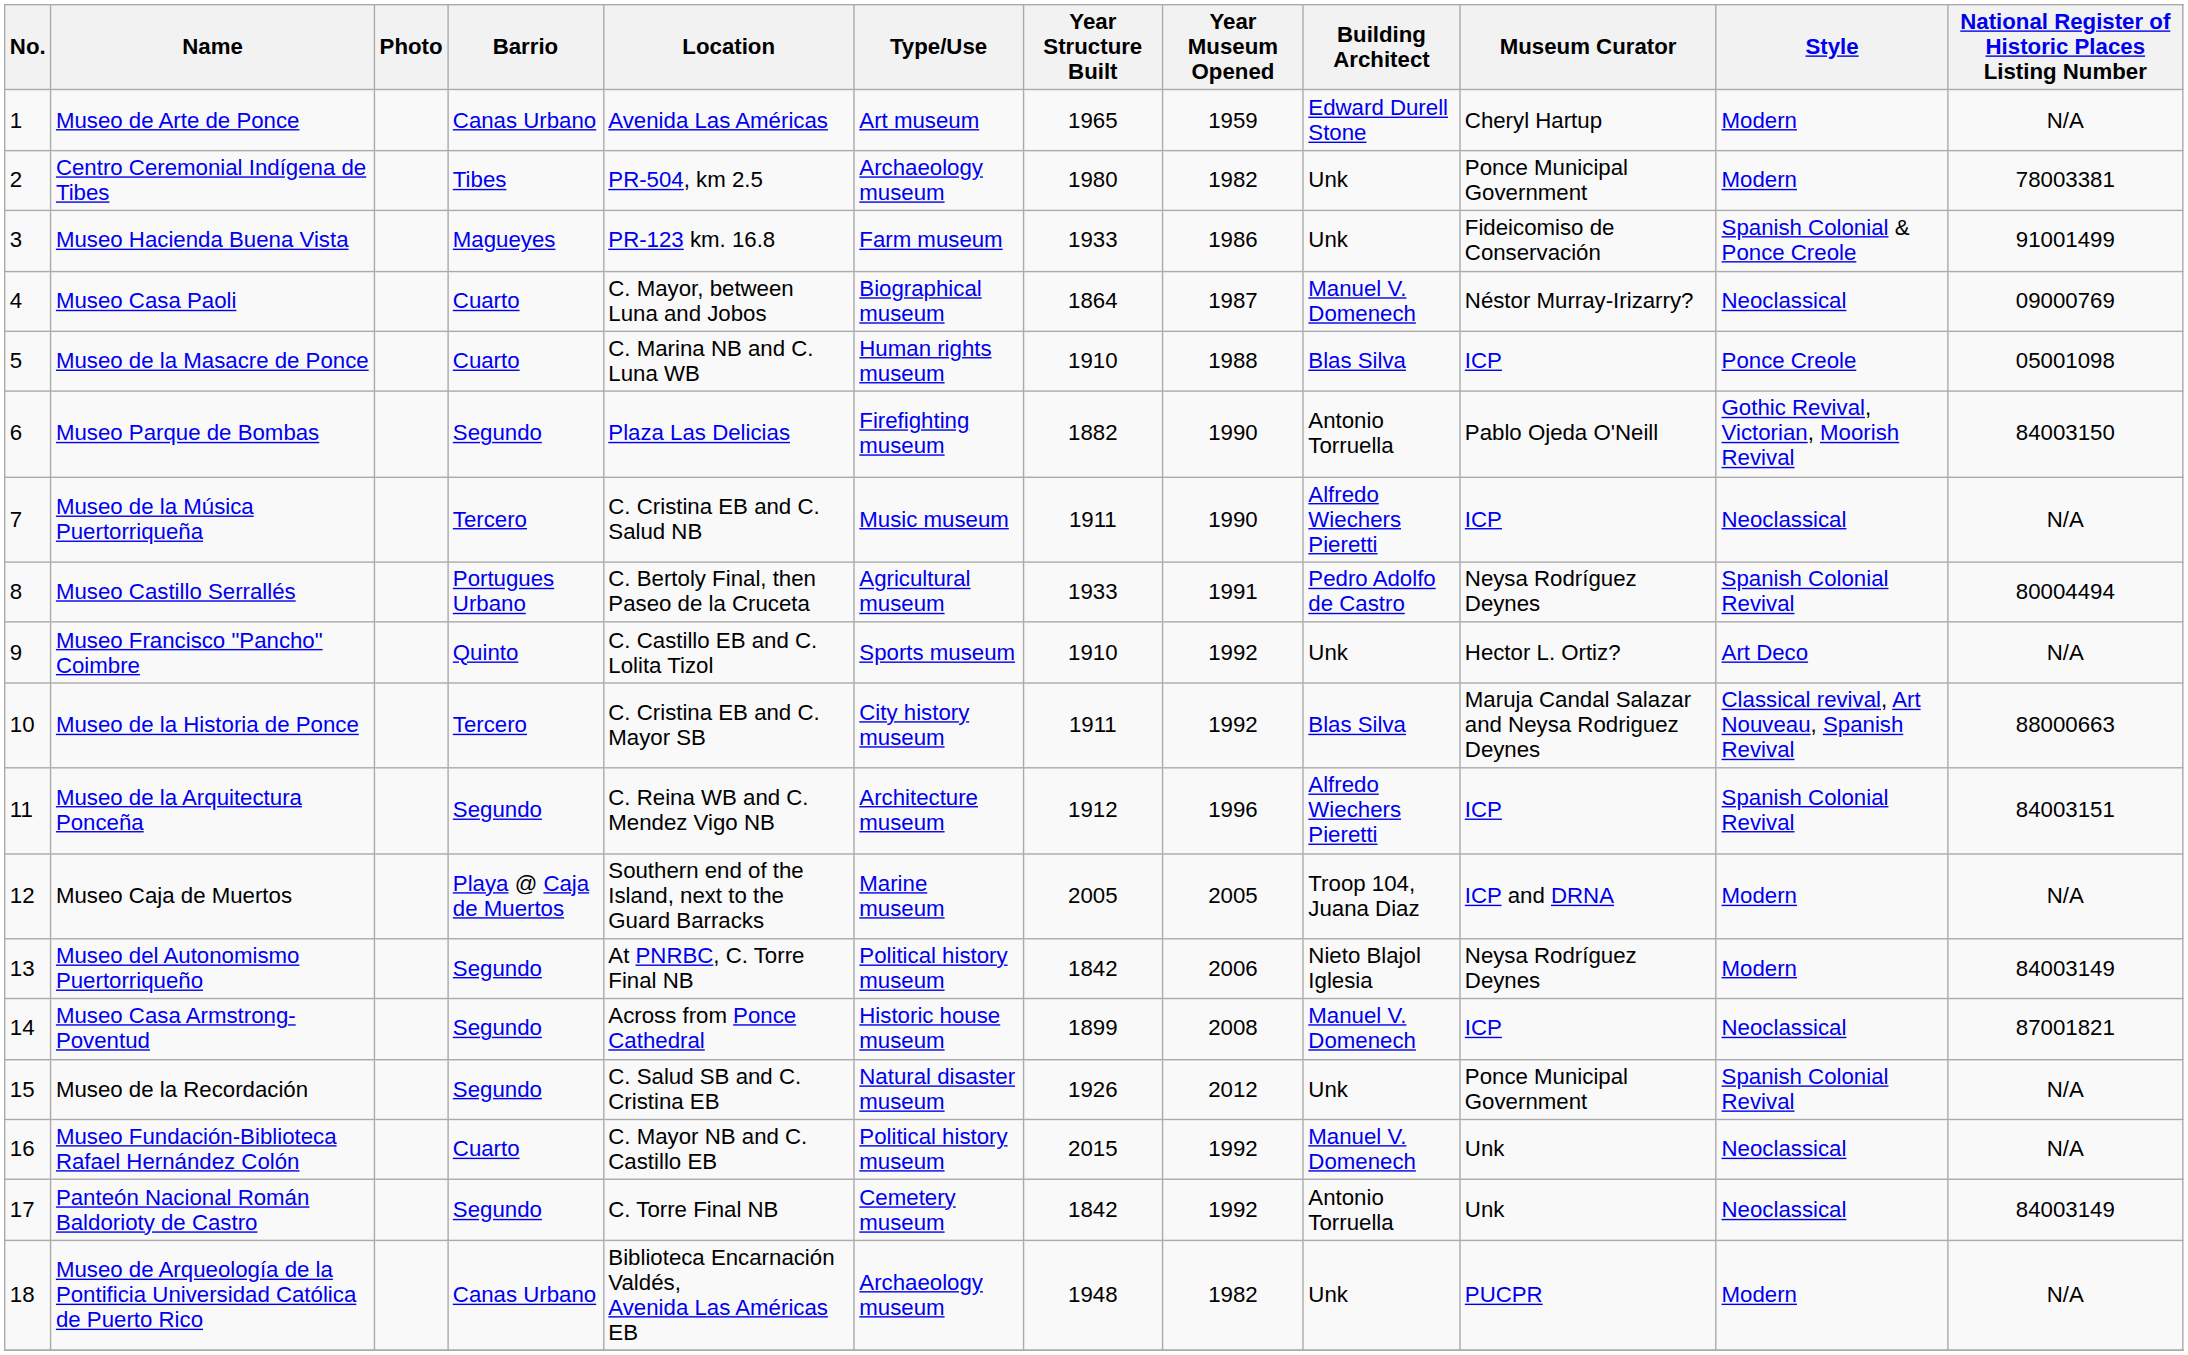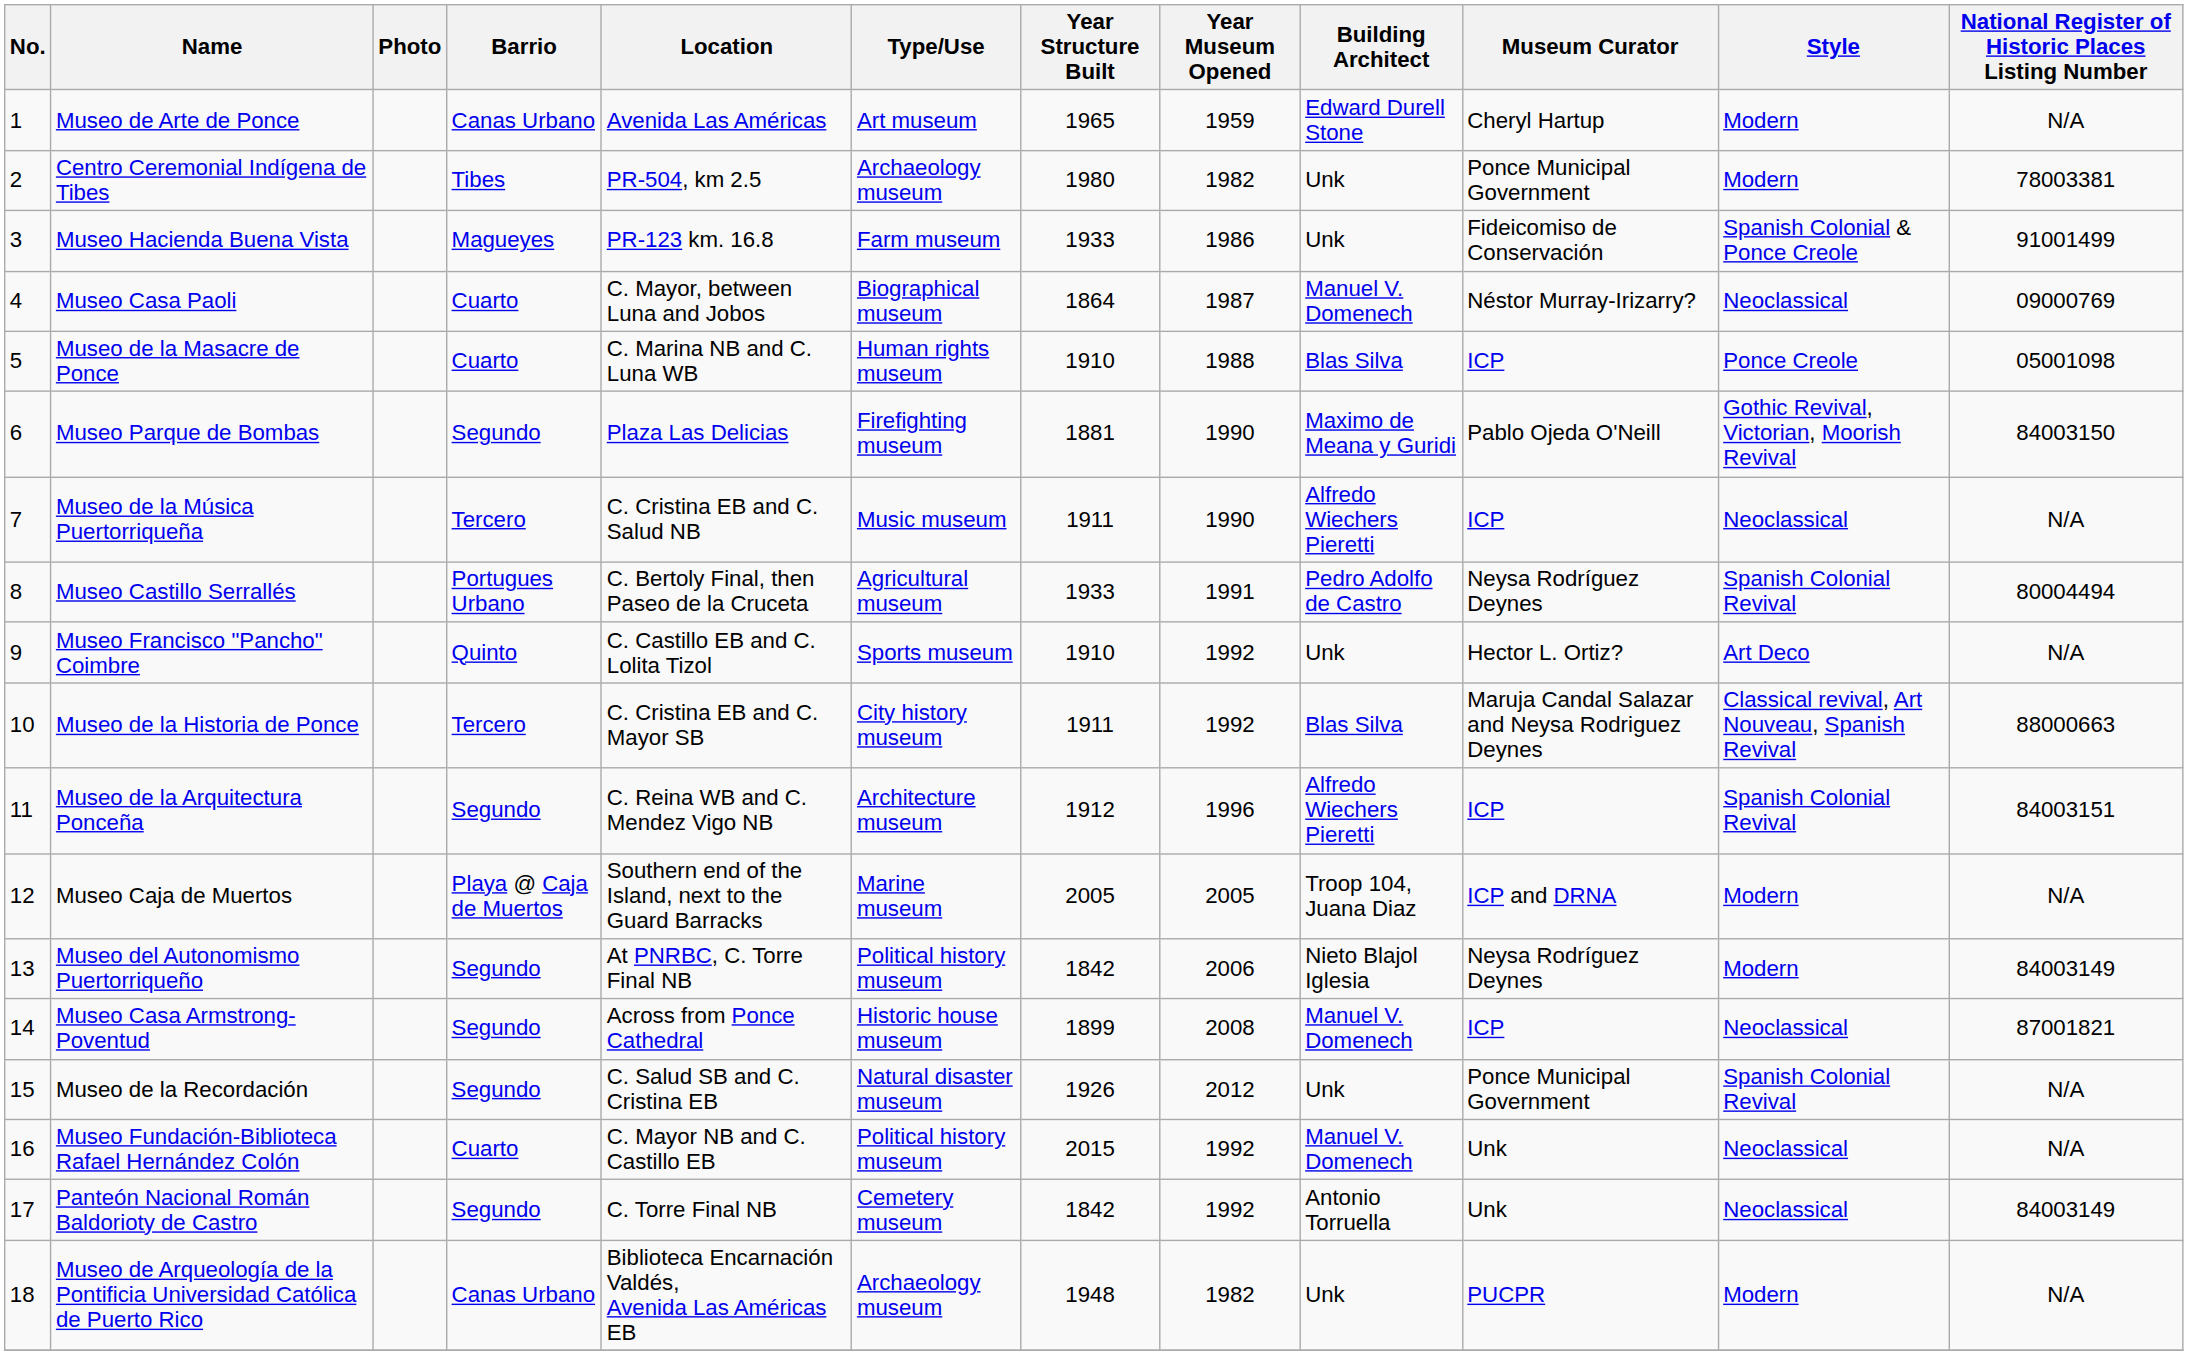(1093, 433) 1882 -> (1090, 433) 1881
(1351, 433) Antonio Torruella -> (1381, 433) Maximo de Meana y Guridi
